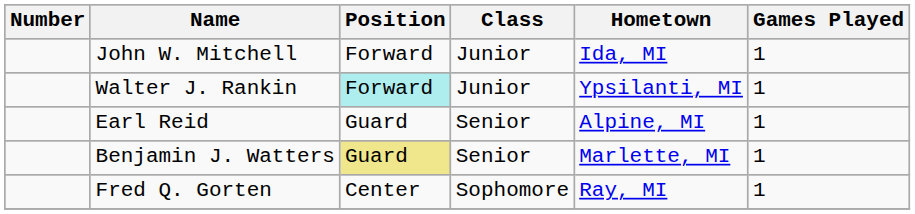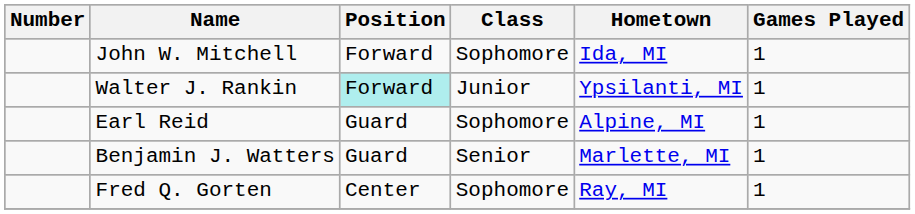(494, 56) Junior -> (512, 56) Sophomore
(494, 124) Senior -> (512, 124) Sophomore
(376, 158) khaki background -> (376, 158) no background
